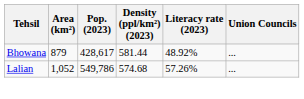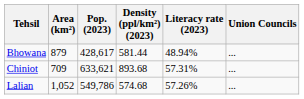(181, 52) 48.92% -> (181, 52) 48.94%
+ row: (22, 69)
